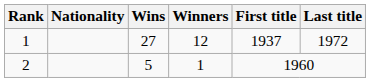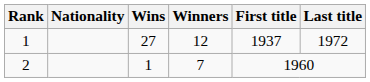(148, 65) 5 -> (148, 65) 1
(200, 65) 1 -> (200, 65) 7
